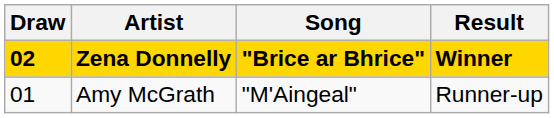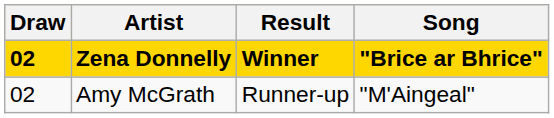columns swapped: (333, 22) <-> (489, 22)
(23, 94) 01 -> (23, 94) 02
